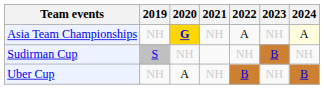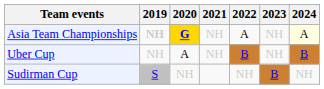(155, 34) normal -> (155, 34) bold
rows swapped: (31, 74) <-> (42, 54)
